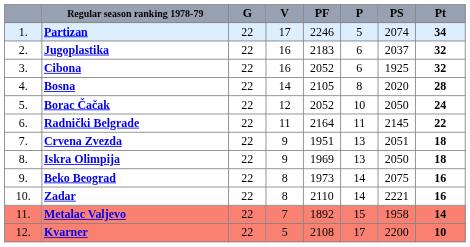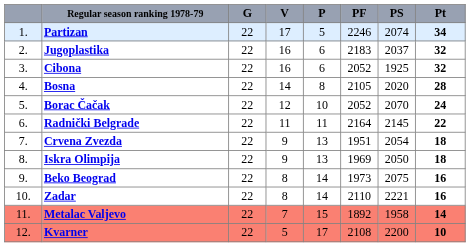columns swapped: (359, 13) <-> (322, 13)
(397, 104) 2050 -> (397, 104) 2070
(397, 141) 2051 -> (397, 141) 2054
